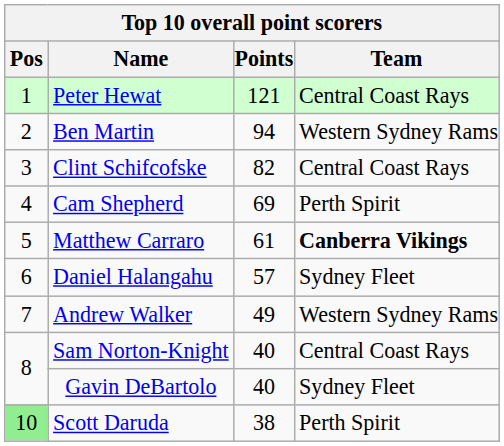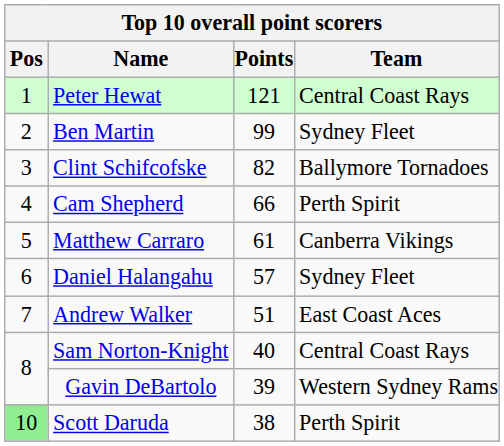(264, 131) 94 -> (264, 131) 99
(399, 131) Western Sydney Rams -> (357, 131) Sydney Fleet
(384, 168) Central Coast Rays -> (394, 168) Ballymore Tornadoes
(264, 204) 69 -> (264, 204) 66
(383, 240) bold -> (376, 240) normal
(264, 313) 49 -> (264, 313) 51
(399, 313) Western Sydney Rams -> (370, 313) East Coast Aces
(264, 386) 40 -> (264, 386) 39
(357, 386) Sydney Fleet -> (399, 386) Western Sydney Rams
